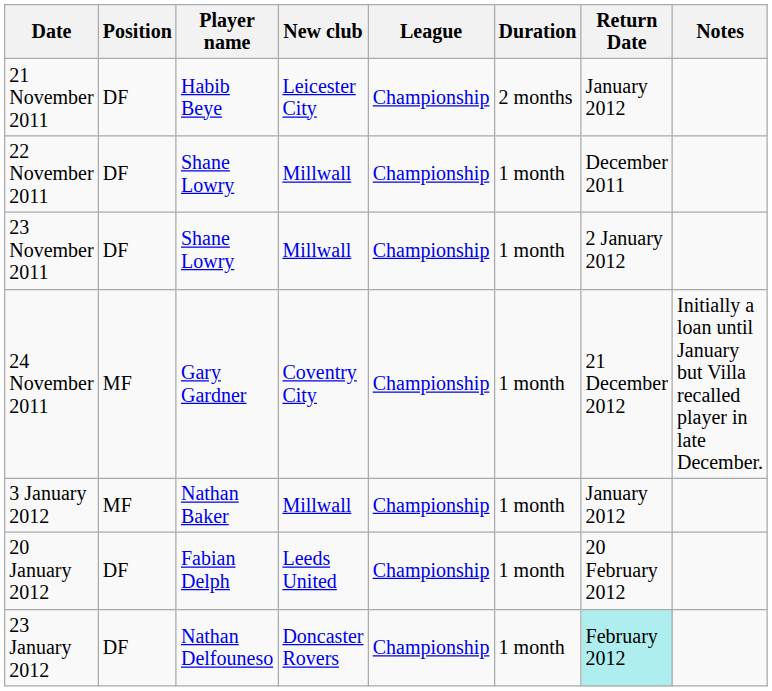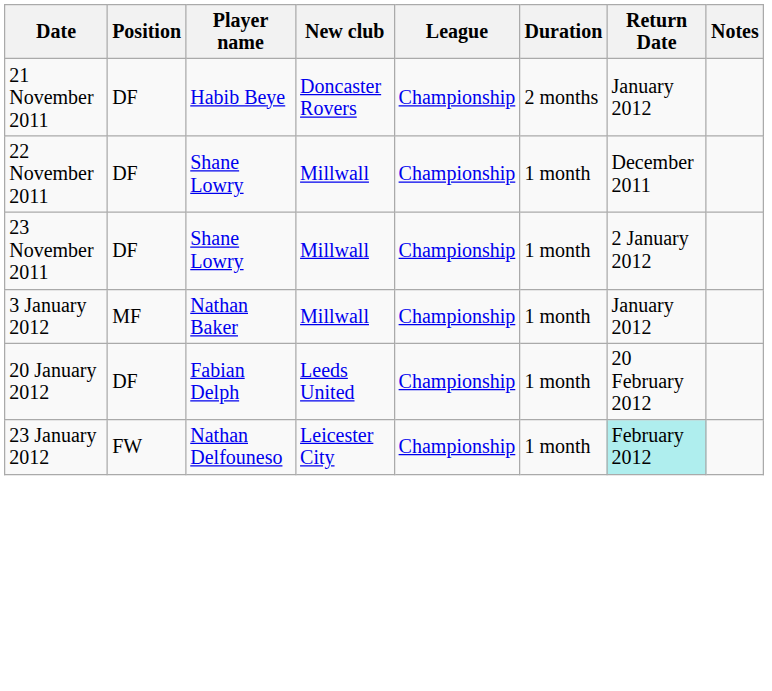(319, 97) Leicester City -> (341, 97) Doncaster Rovers
- row: (51, 383)
(116, 647) DF -> (127, 446) FW
(323, 647) Doncaster Rovers -> (337, 446) Leicester City
